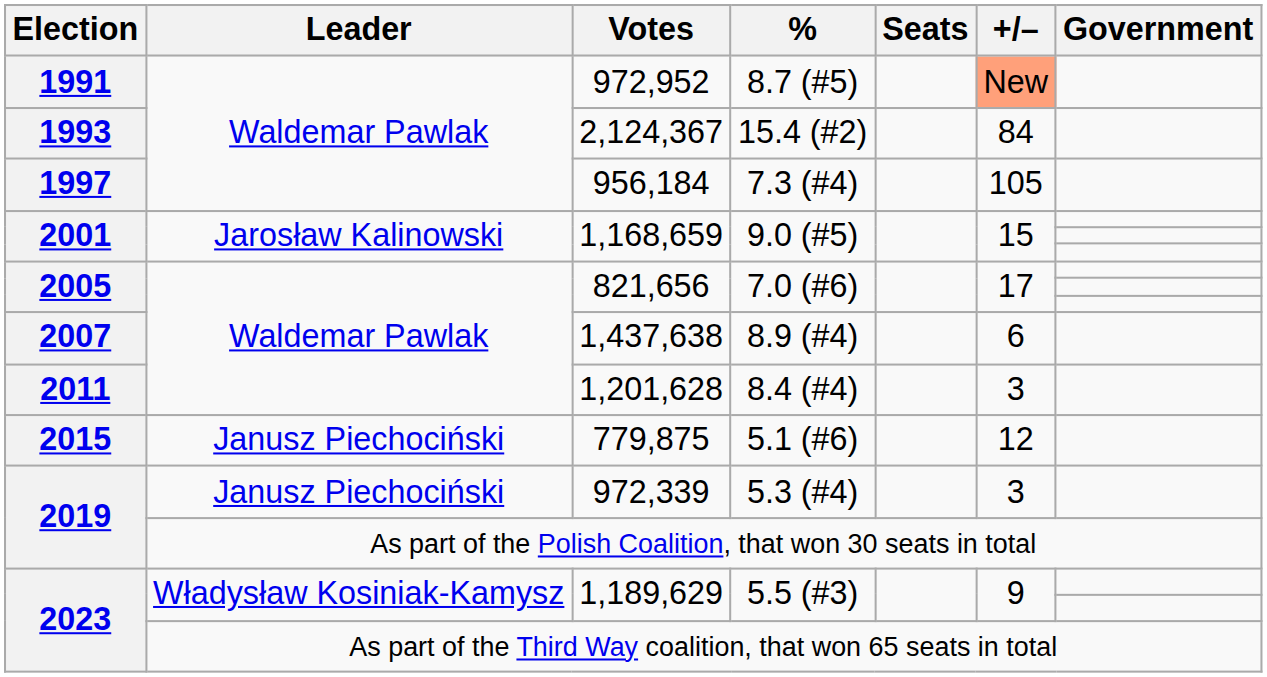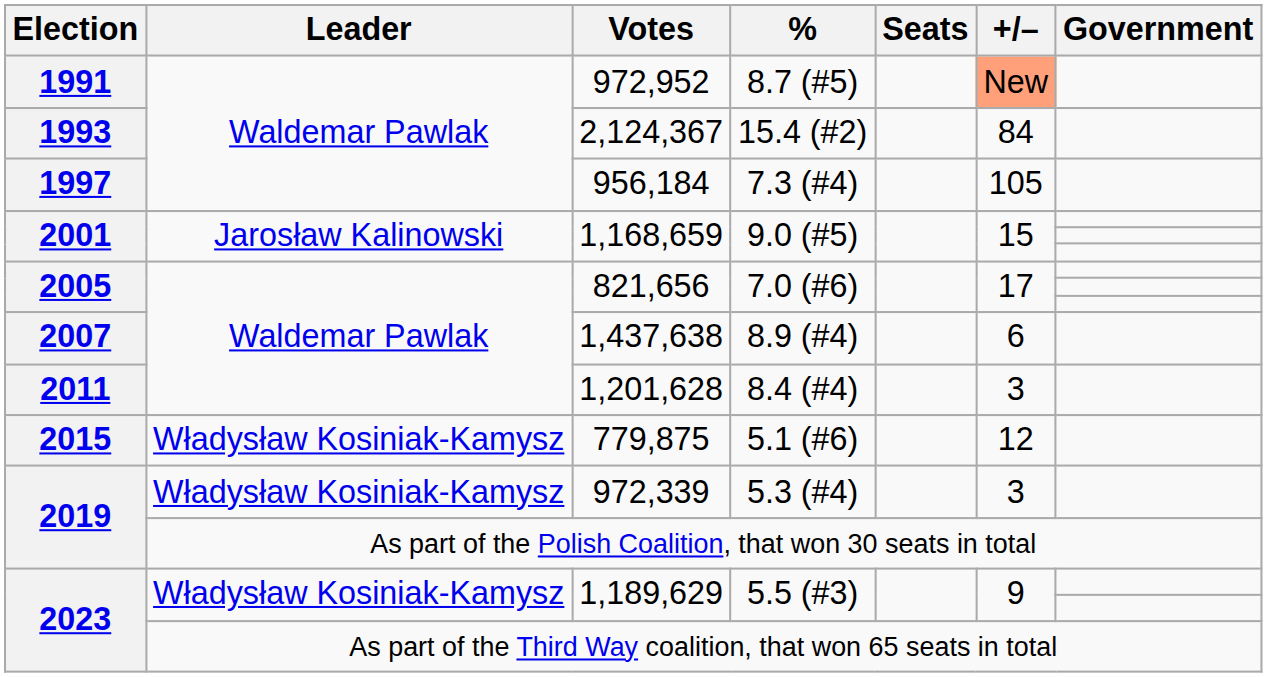(359, 440) Janusz Piechociński -> (359, 440) Władysław Kosiniak-Kamysz
(359, 491) Janusz Piechociński -> (359, 491) Władysław Kosiniak-Kamysz
